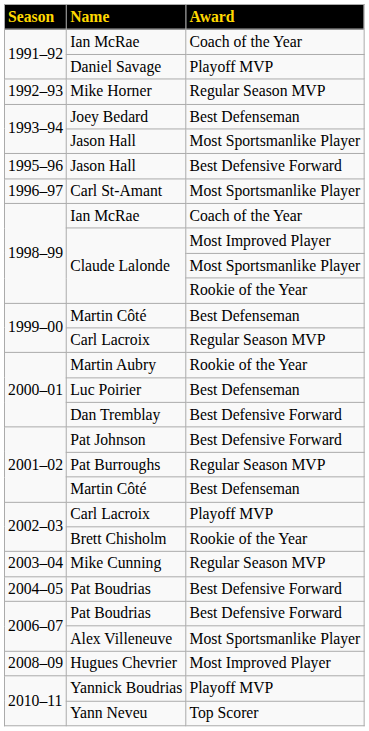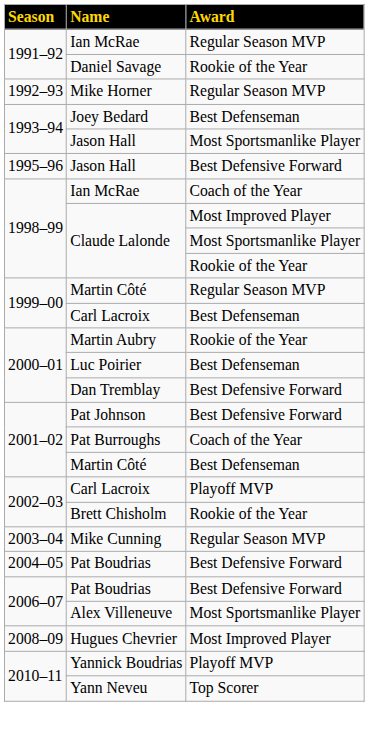(246, 41) Coach of the Year -> (257, 41) Regular Season MVP
(231, 66) Playoff MVP -> (248, 66) Rookie of the Year
- row: (36, 191)
(245, 315) Best Defenseman -> (257, 290) Regular Season MVP
(257, 340) Regular Season MVP -> (245, 315) Best Defenseman
(257, 464) Regular Season MVP -> (246, 439) Coach of the Year
